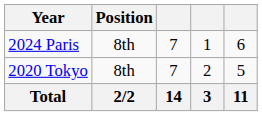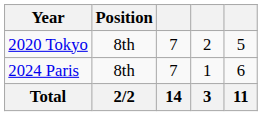rows swapped: (48, 70) <-> (44, 44)
